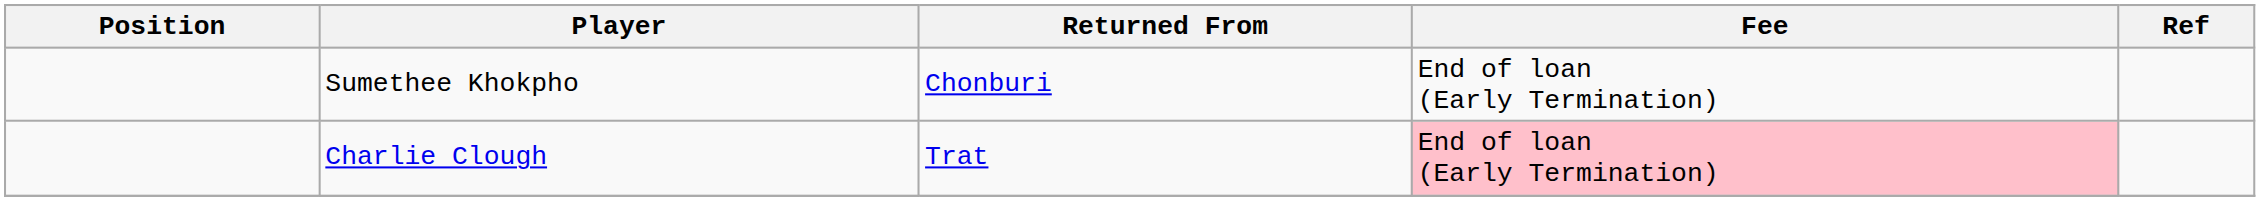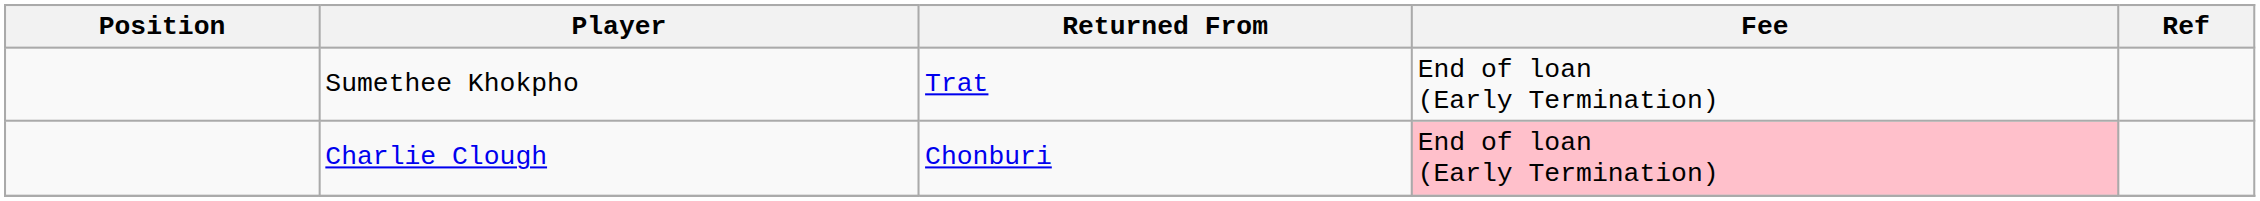(988, 85) Chonburi -> (957, 85) Trat
(957, 158) Trat -> (988, 158) Chonburi
